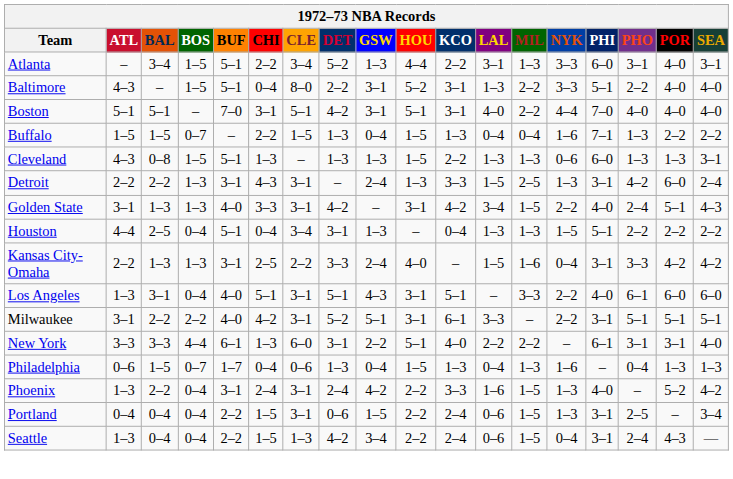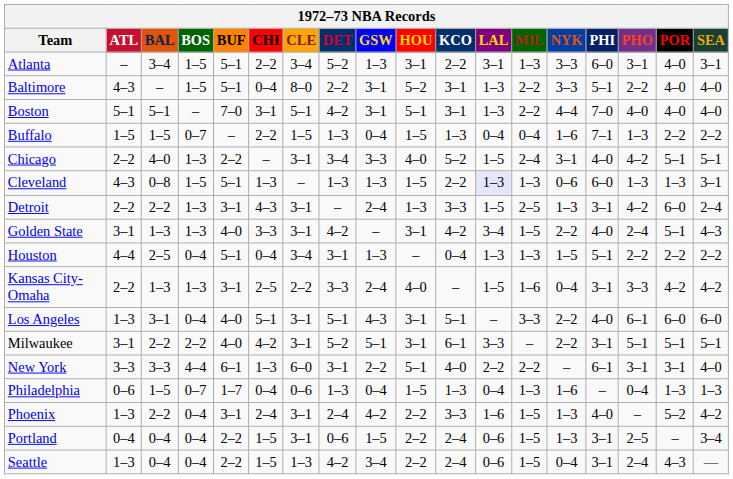(416, 64) 4–4 -> (416, 64) 3–1
(494, 111) 4–0 -> (494, 111) 1–3
+ row: (32, 159)
(494, 159) no background -> (494, 183) lavender background
